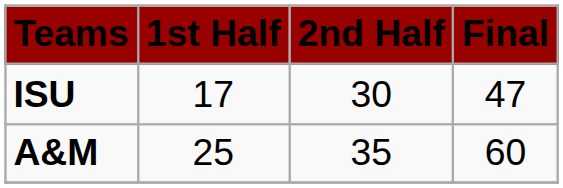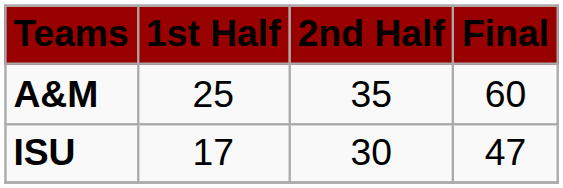rows swapped: (56, 152) <-> (44, 93)
